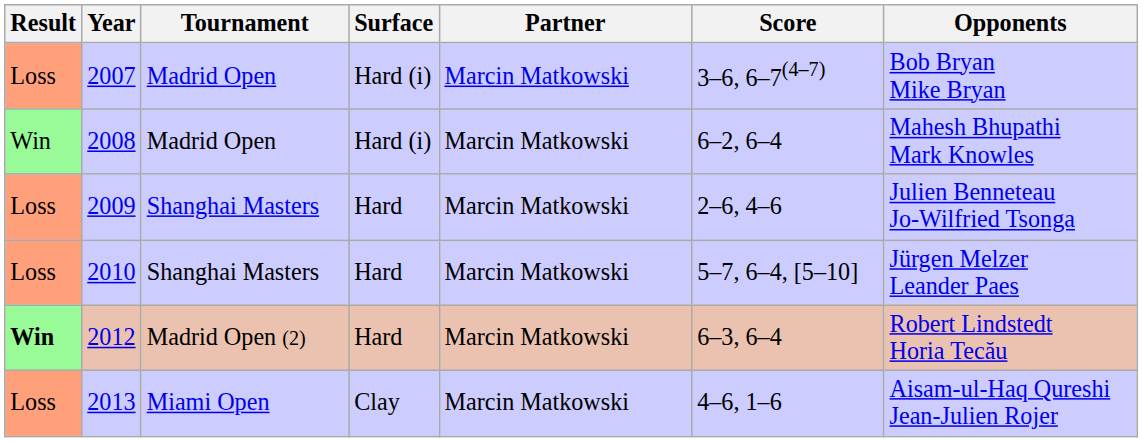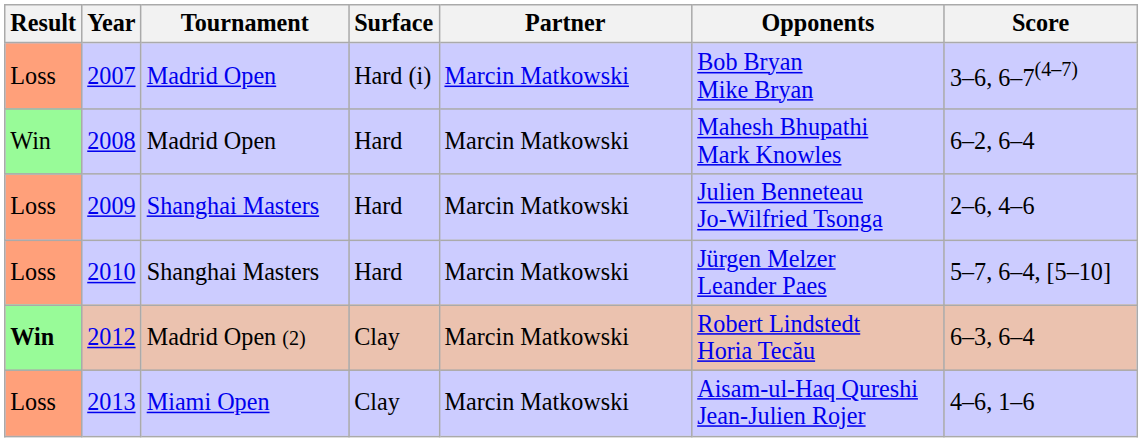columns swapped: (1010, 23) <-> (788, 23)
(393, 141) Hard (i) -> (378, 141) Hard
(378, 337) Hard -> (377, 337) Clay
